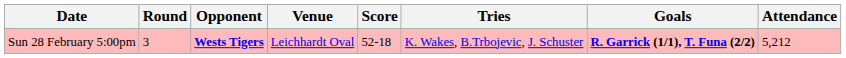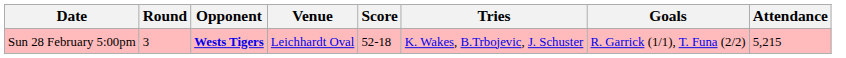(673, 41) bold -> (668, 42) normal
(776, 42) 5,212 -> (767, 42) 5,215
